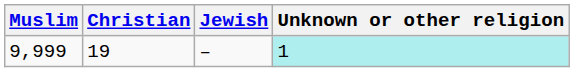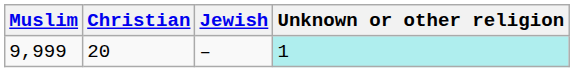(99, 51) 19 -> (99, 51) 20
